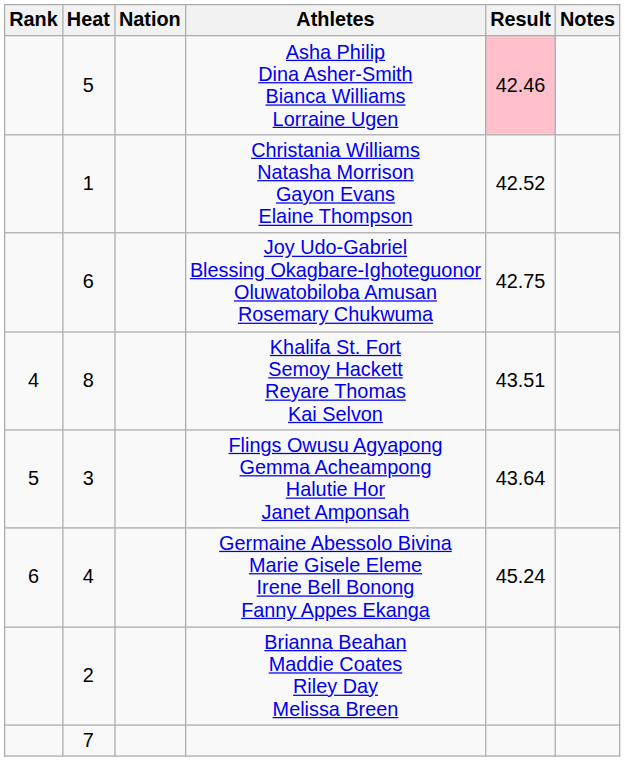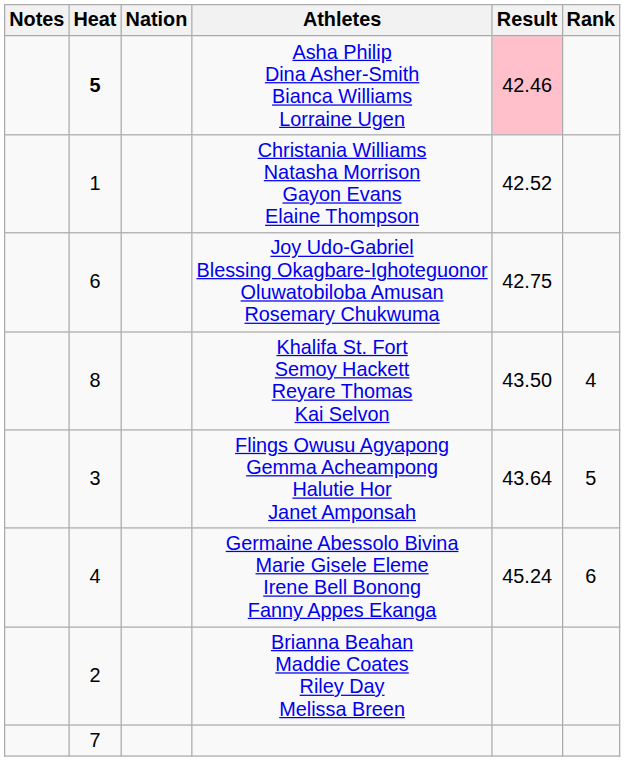columns swapped: (33, 20) <-> (588, 20)
(88, 85) normal -> (95, 85) bold
(521, 380) 43.51 -> (527, 380) 43.50
